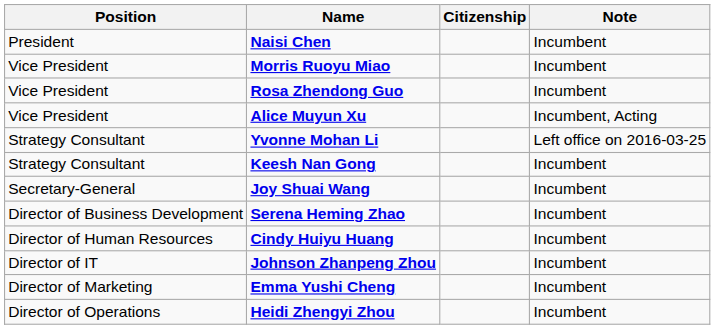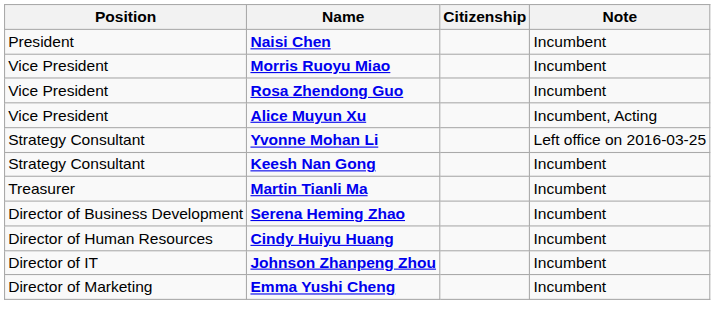- row: (310, 189)
+ row: (309, 189)
- row: (323, 312)
